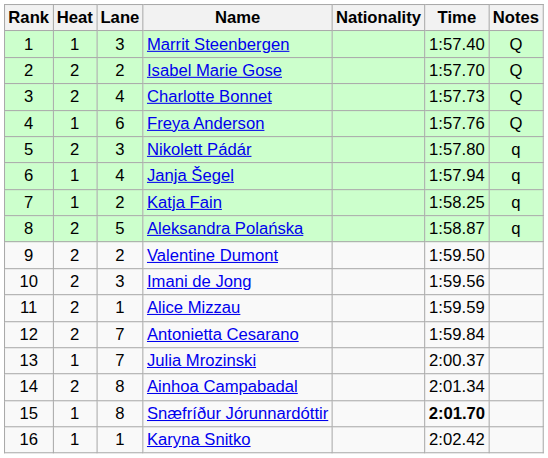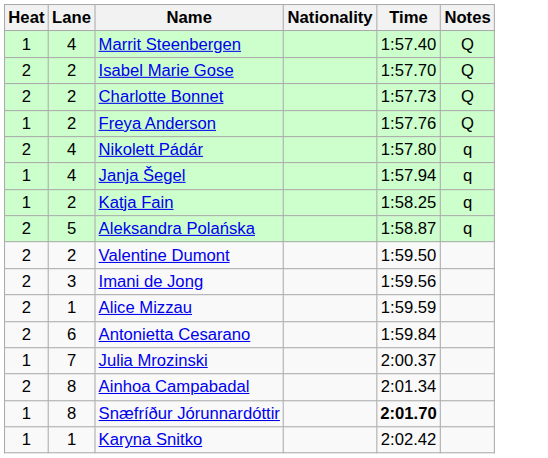- column: (29, 17)
(120, 44) 3 -> (72, 44) 4
(120, 96) 4 -> (72, 96) 2
(120, 123) 6 -> (72, 123) 2
(120, 149) 3 -> (72, 149) 4
(120, 334) 7 -> (72, 334) 6
